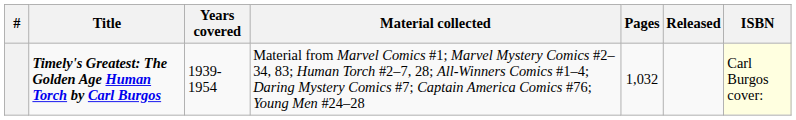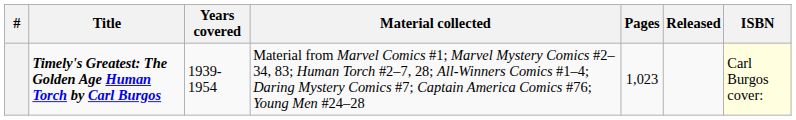(642, 79) 1,032 -> (642, 79) 1,023
